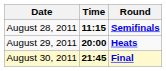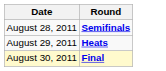- column: (94, 12)
